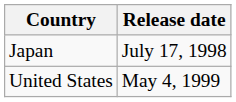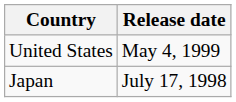rows swapped: (31, 50) <-> (61, 81)
